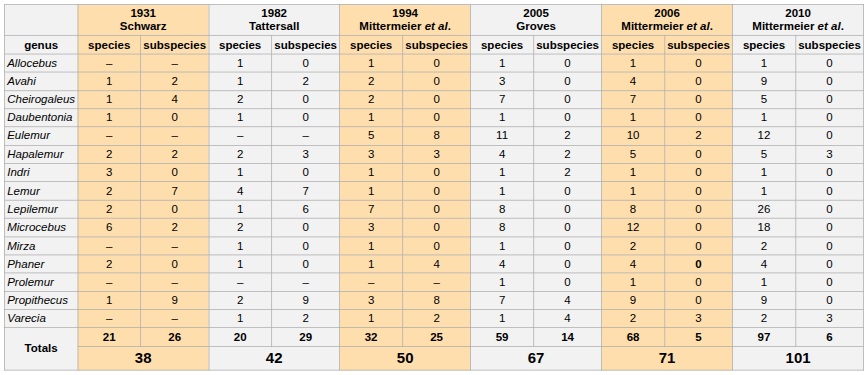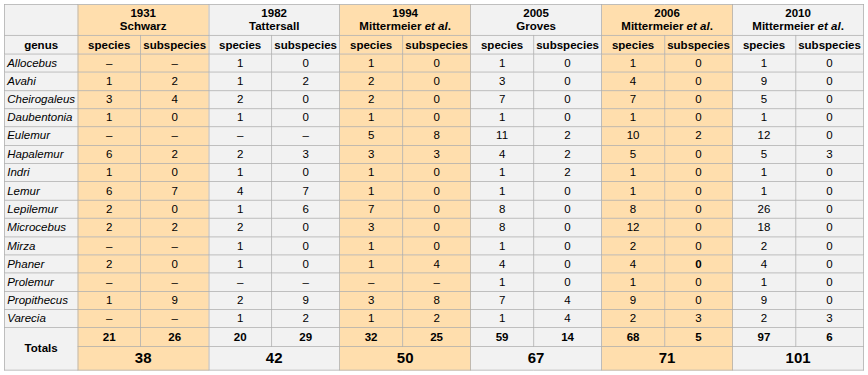(109, 99) 1 -> (109, 99) 3
(109, 154) 2 -> (109, 154) 6
(109, 172) 3 -> (109, 172) 1
(109, 191) 2 -> (109, 191) 6
(109, 227) 6 -> (109, 227) 2
